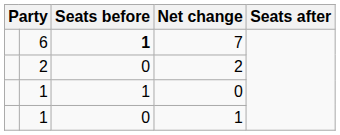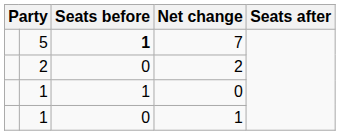(43, 42) 6 -> (43, 42) 5
